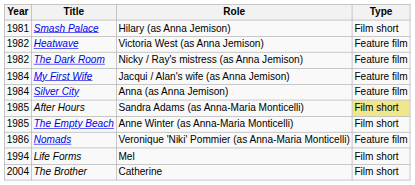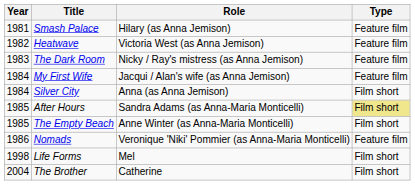(377, 28) Film short -> (381, 28) Feature film
(18, 60) 1982 -> (18, 60) 1983
(381, 92) Feature film -> (377, 92) Film short
(18, 156) 1994 -> (18, 156) 1998
